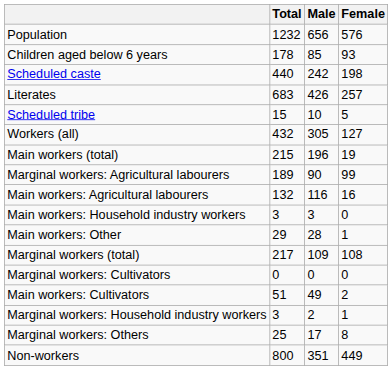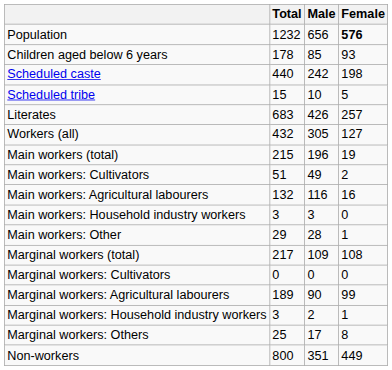(352, 34) normal -> (352, 34) bold
rows swapped: (51, 114) <-> (32, 94)
rows swapped: (78, 295) <-> (118, 174)
